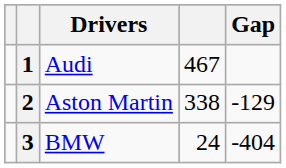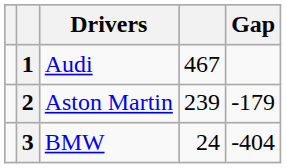(202, 103) 338 -> (202, 103) 239
(253, 103) -129 -> (253, 103) -179
